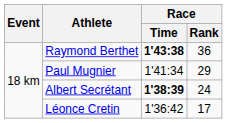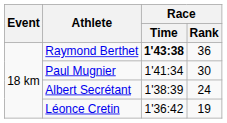(204, 71) 29 -> (204, 71) 30
(164, 90) bold -> (164, 90) normal
(204, 109) 17 -> (204, 109) 19
